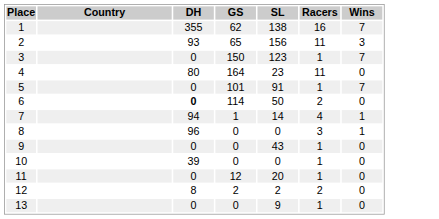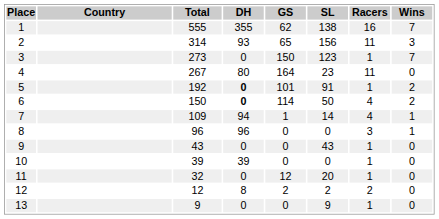+ column: (197, 13)
(193, 87) normal -> (243, 87) bold
(362, 87) 7 -> (412, 87) 2
(320, 102) 2 -> (370, 102) 4
(362, 102) 0 -> (412, 102) 2
